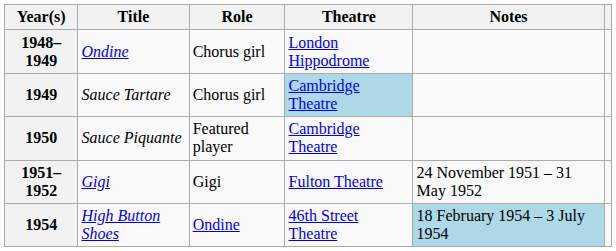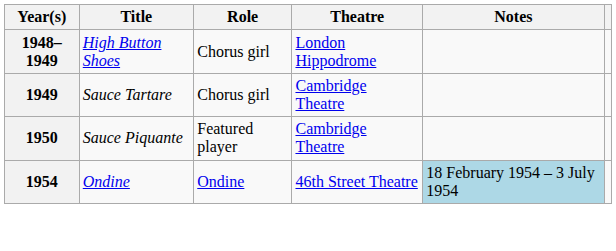(105, 51) Ondine -> (122, 51) High Button Shoes
(324, 94) lightblue background -> (331, 94) no background
- row: (41, 181)
(121, 225) High Button Shoes -> (106, 181) Ondine
